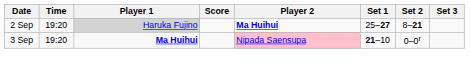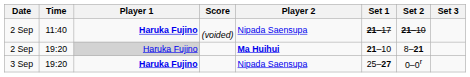+ row: (22, 30)
(378, 26) 25–27 -> (379, 49) 21–10
(177, 41) Ma Huihui -> (168, 64) Haruka Fujino
(271, 41) pink background -> (272, 64) no background
(378, 41) 21–10 -> (379, 64) 25–27
